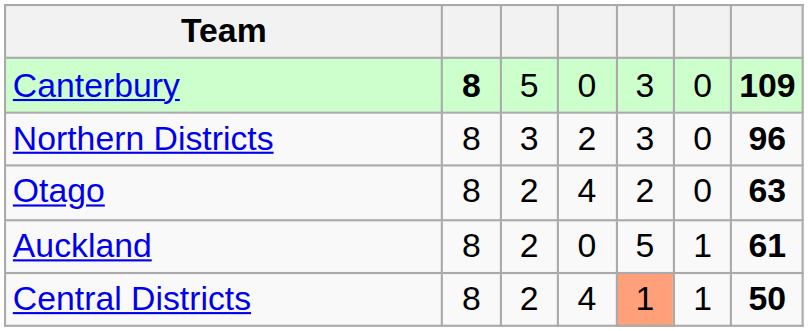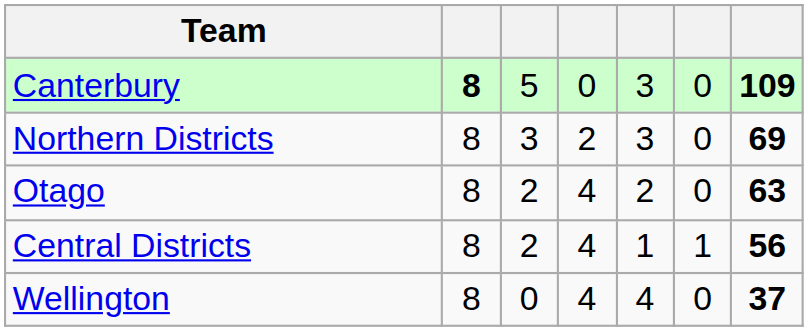(767, 138) 96 -> (767, 138) 69
- row: (82, 245)
(645, 298) lightsalmon background -> (645, 245) no background
(767, 298) 50 -> (767, 245) 56
+ row: (91, 298)
